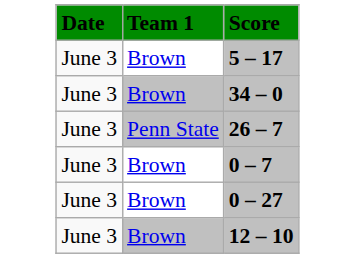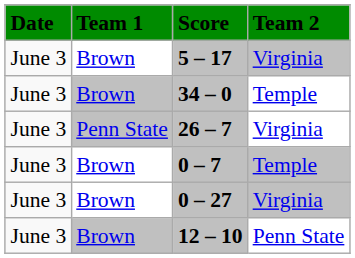+ column: (286, 22)
